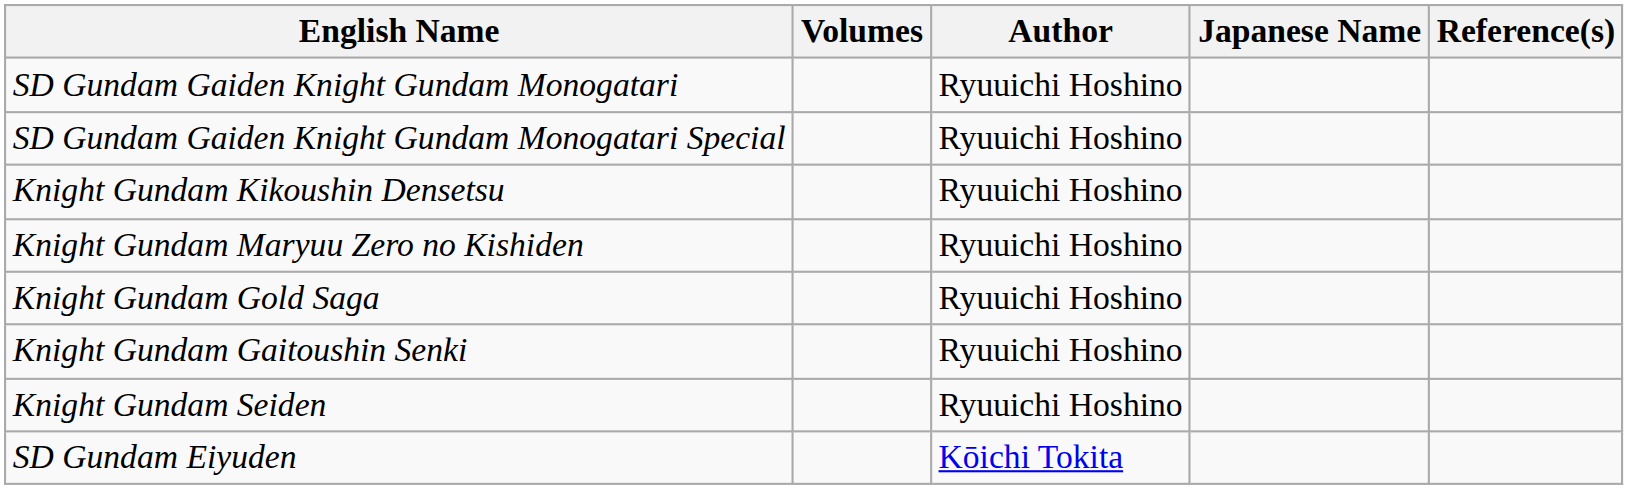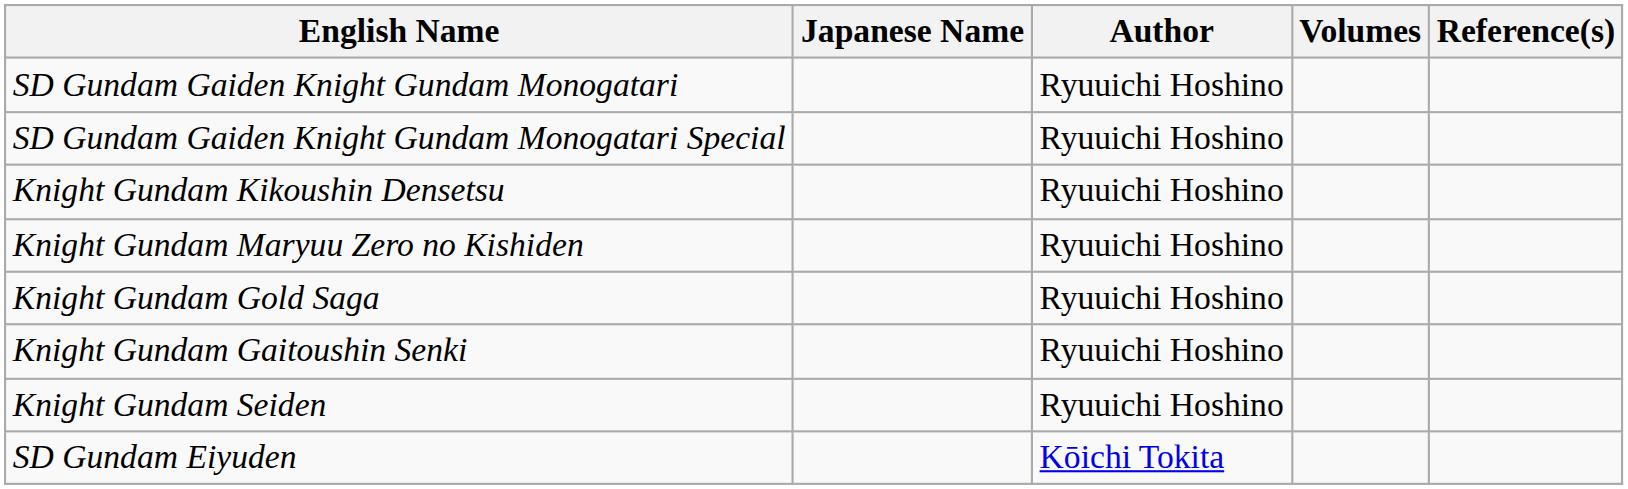columns swapped: (1310, 31) <-> (862, 31)
